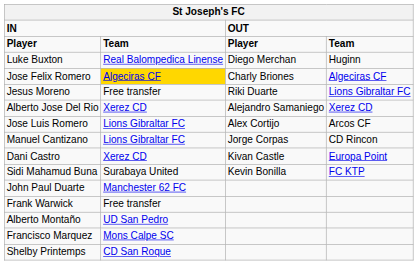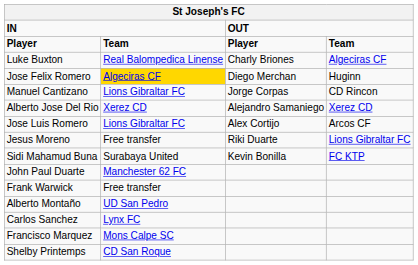(262, 60) Diego Merchan -> (261, 60) Charly Briones
(345, 60) Huginn -> (358, 60) Algeciras CF
(261, 76) Charly Briones -> (262, 76) Diego Merchan
(358, 76) Algeciras CF -> (345, 76) Huginn
rows swapped: (47, 140) <-> (38, 92)
- row: (33, 156)
+ row: (42, 220)
